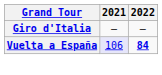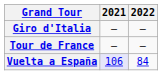+ row: (52, 45)
(143, 45) bold -> (143, 61) normal
